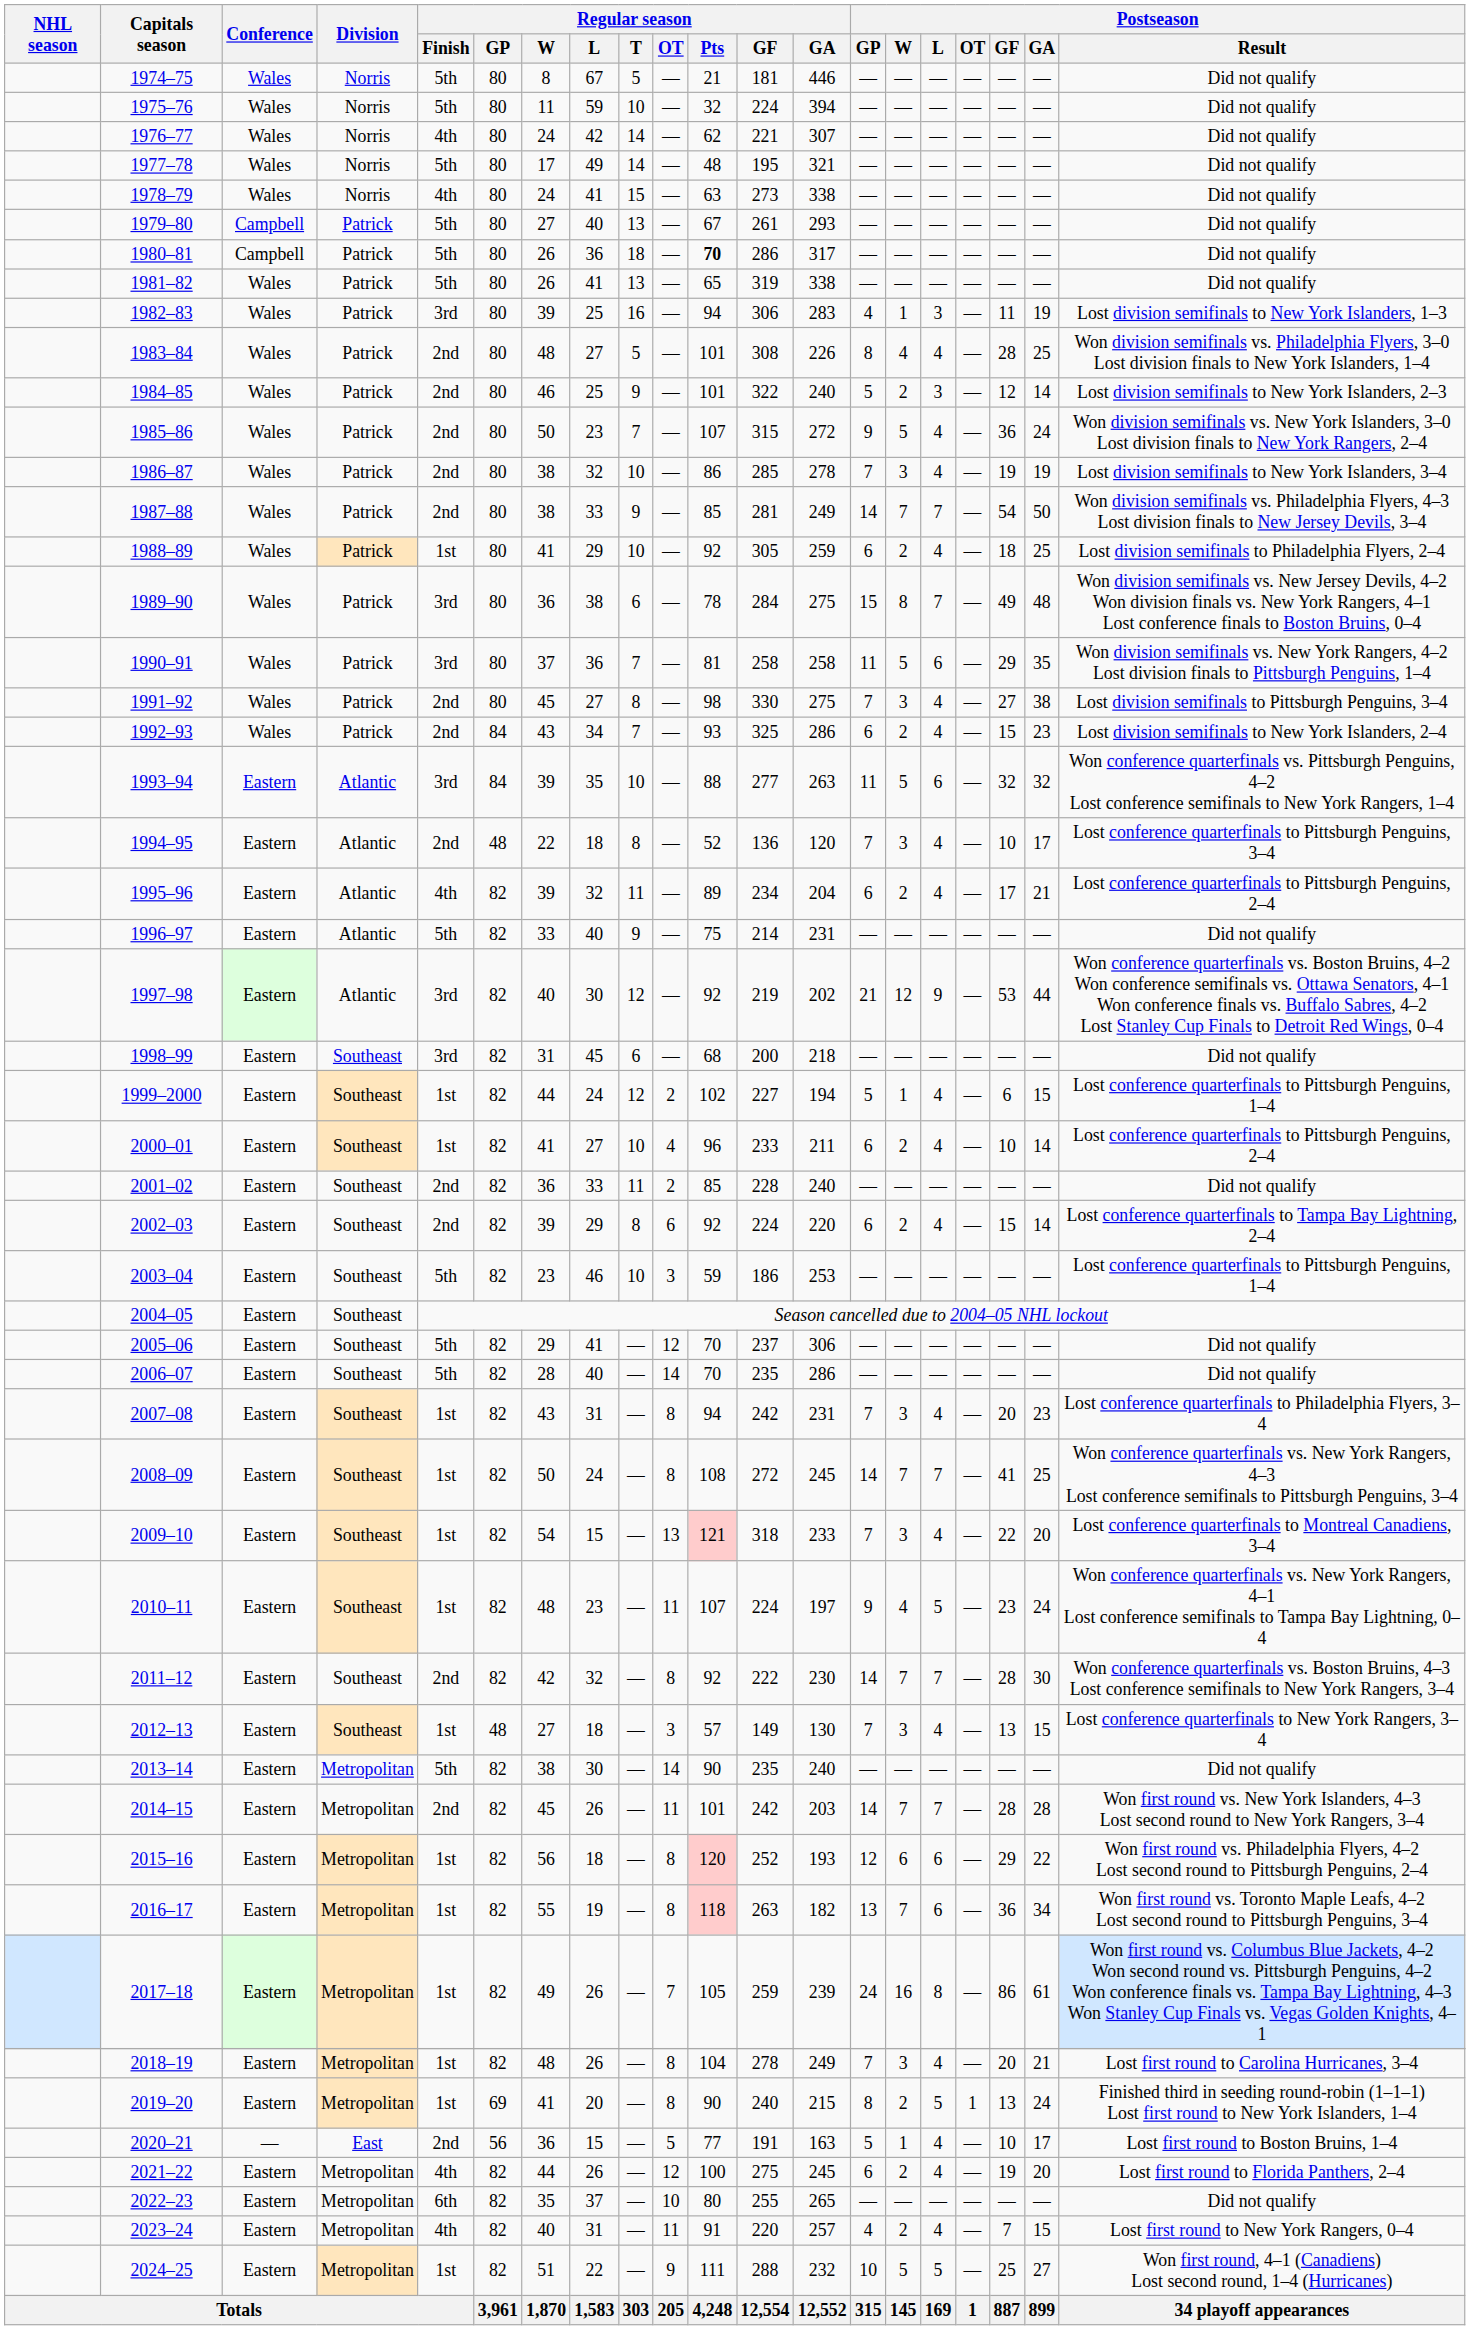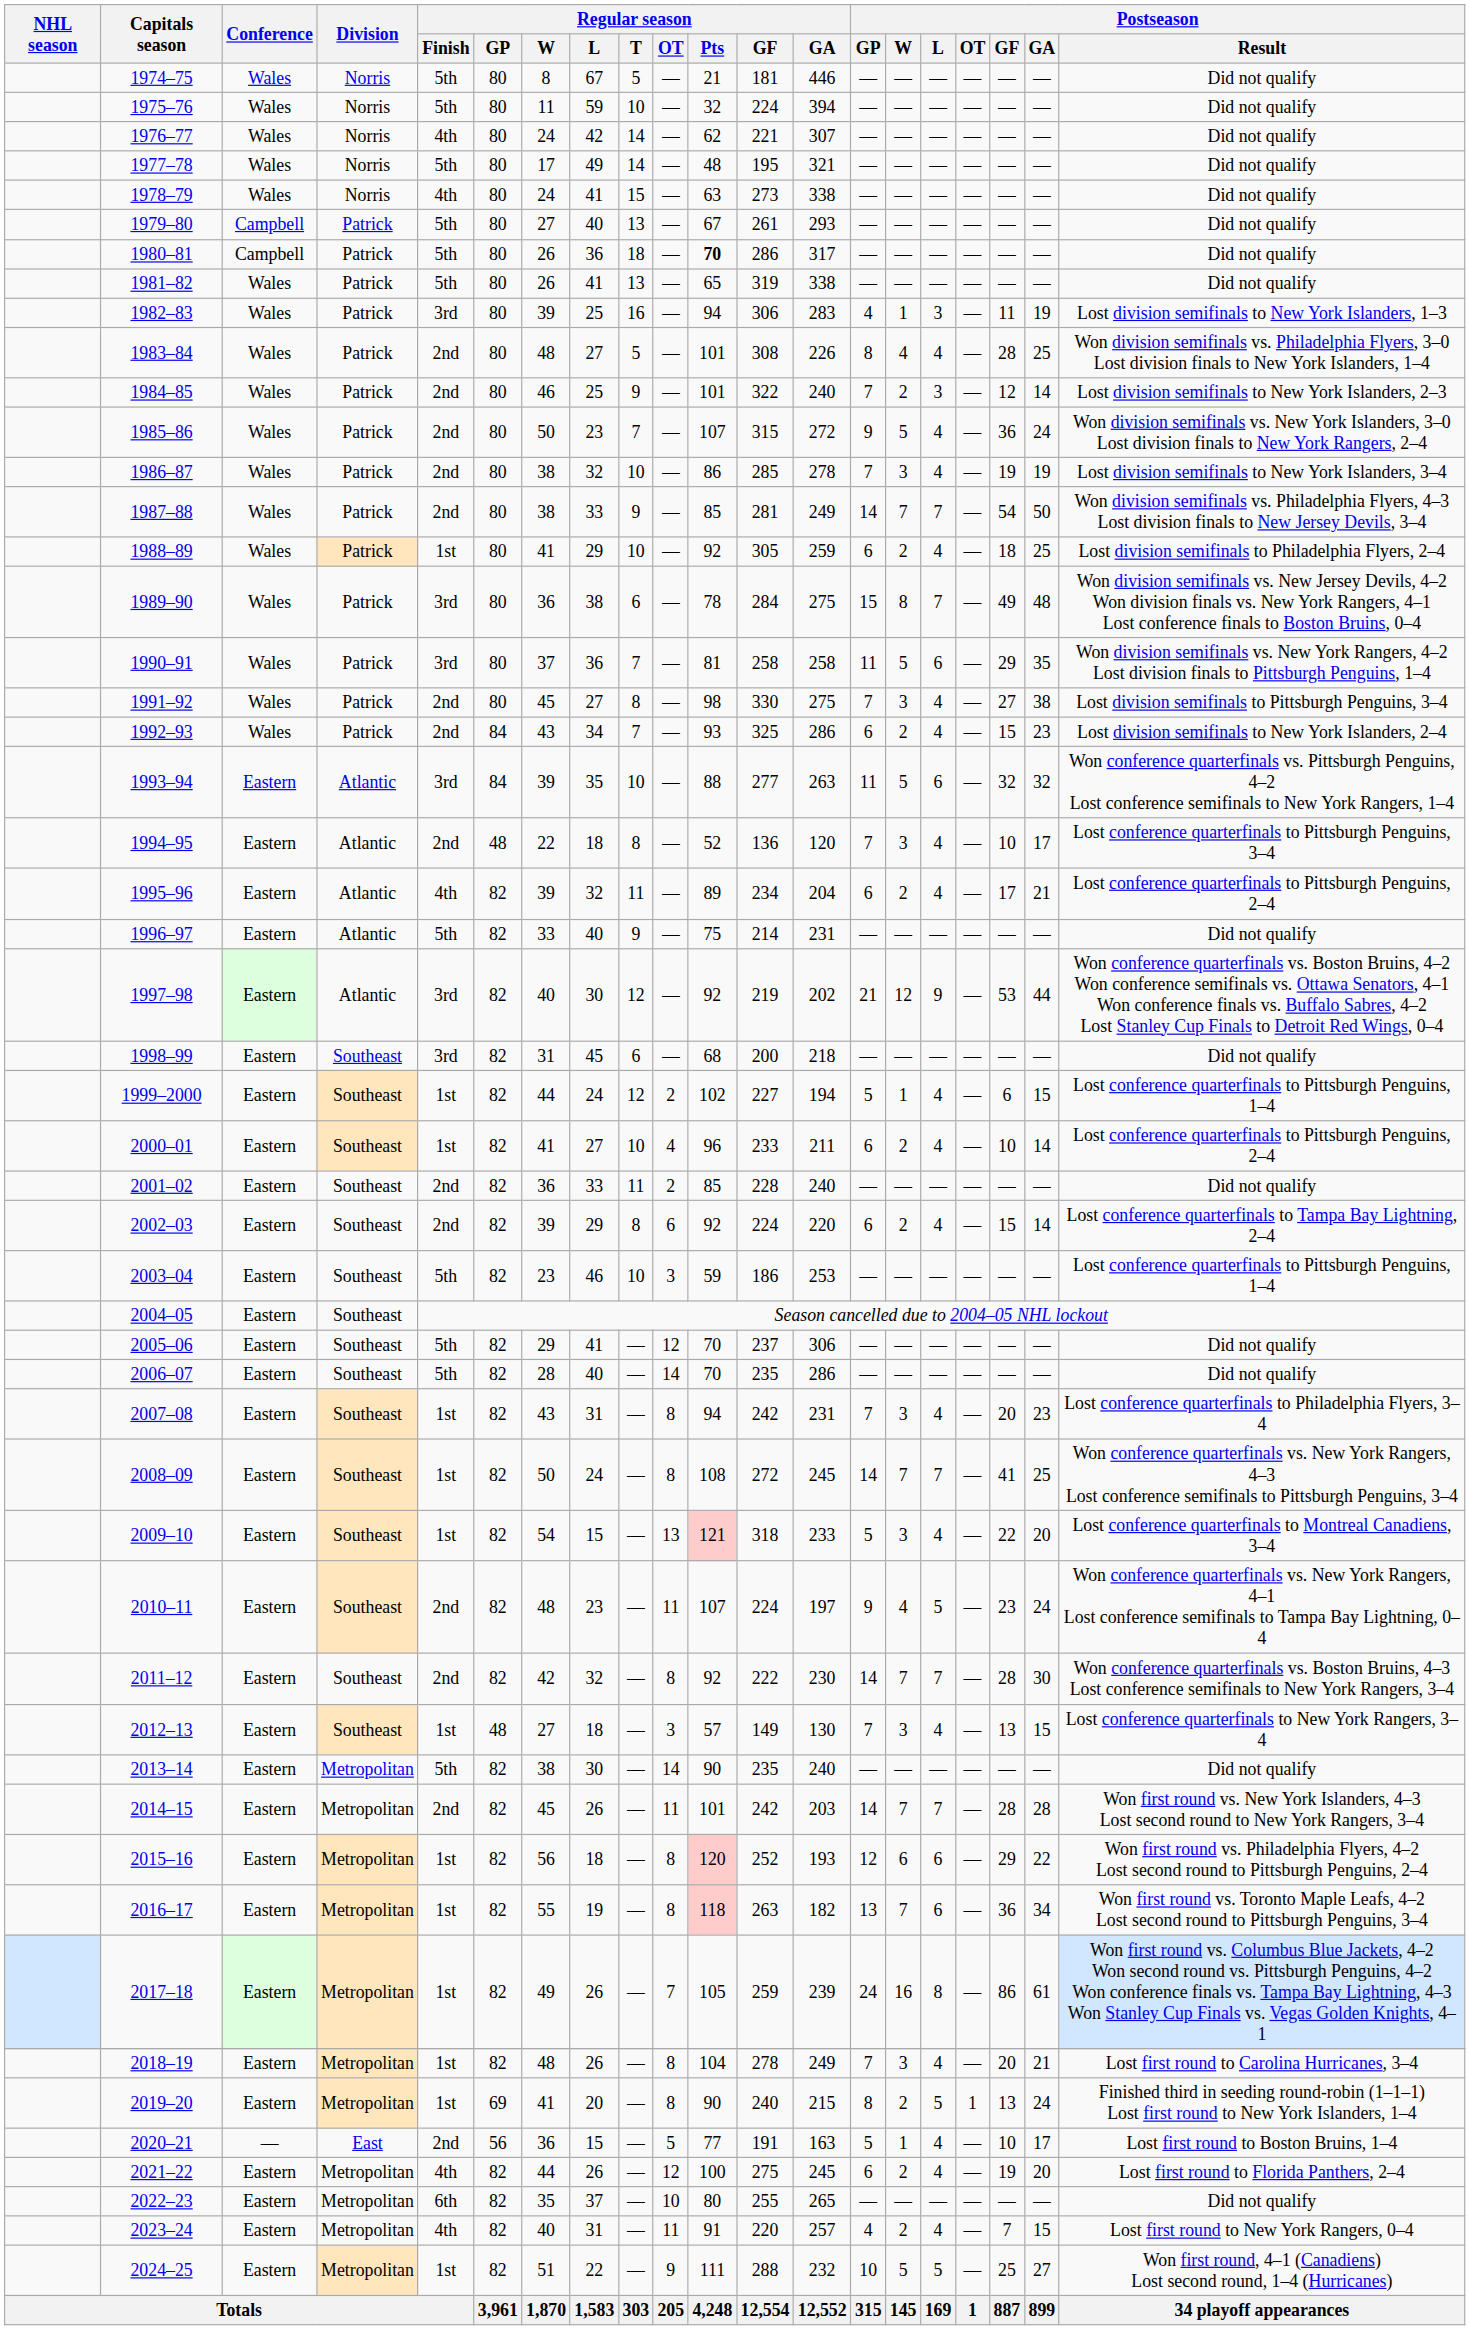(868, 392) 5 -> (868, 392) 7
(868, 1536) 7 -> (868, 1536) 5
(446, 1607) 1st -> (446, 1607) 2nd
